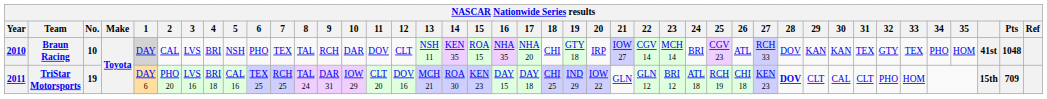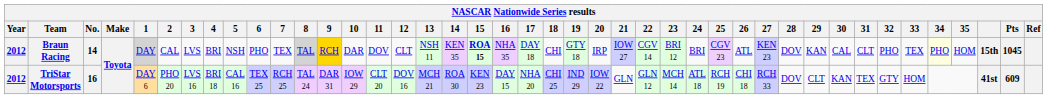(16, 51) 2010 -> (16, 51) 2012
(92, 51) 10 -> (92, 51) 14
(306, 51) no background -> (306, 51) lightgrey background
(329, 51) no background -> (329, 51) gold background
(479, 51) normal -> (480, 51) bold
(529, 51) NHA 20 -> (530, 51) DAY 18
(672, 51) MCH 14 -> (673, 51) BRI 12
(766, 51) RCH 33 -> (767, 51) KEN 23
(841, 51) KAN -> (841, 51) CAL
(865, 51) TEX -> (866, 51) CLT
(889, 51) GTY -> (889, 51) PHO
(939, 51) no background -> (940, 51) lightyellow background
(989, 51) 41st -> (989, 51) 15th
(1012, 51) 1048 -> (1012, 51) 1045
(16, 79) 2011 -> (16, 79) 2012
(92, 79) 19 -> (92, 79) 16
(529, 79) DAY 18 -> (530, 79) NHA 20
(672, 79) BRI 12 -> (673, 79) MCH 14
(766, 79) KEN 23 -> (767, 79) RCH 33
(791, 79) bold -> (791, 79) normal
(841, 79) CAL -> (841, 79) KAN
(865, 79) CLT -> (866, 79) TEX
(889, 79) PHO -> (889, 79) GTY
(989, 79) 15th -> (989, 79) 41st
(1012, 79) 709 -> (1012, 79) 609
